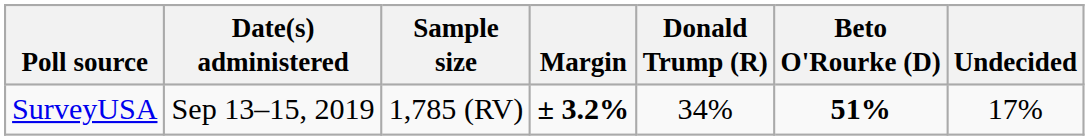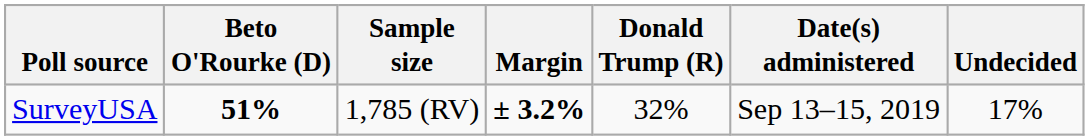columns swapped: (273, 44) <-> (861, 44)
(705, 109) 34% -> (661, 109) 32%
